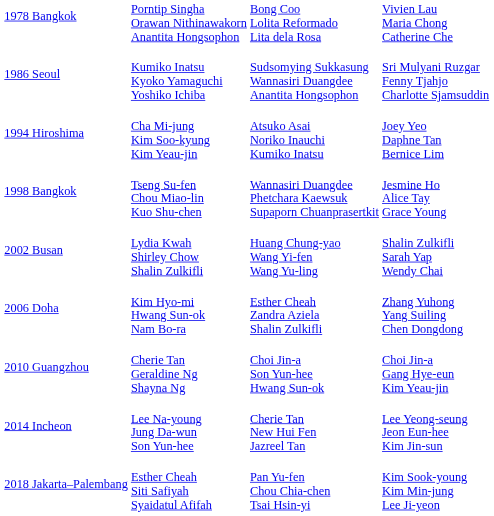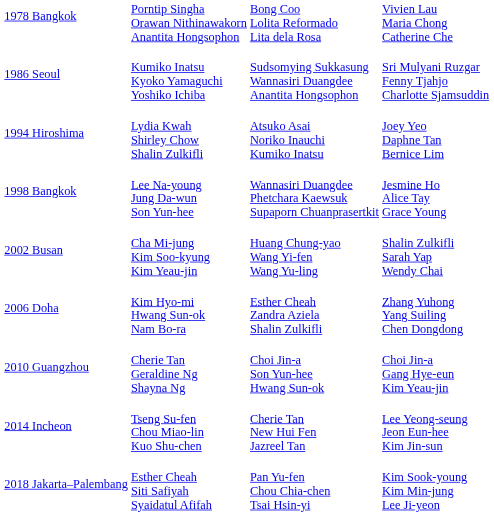(170, 140) Cha Mi-jung Kim Soo-kyung Kim Yeau-jin -> (167, 140) Lydia Kwah Shirley Chow Shalin Zulkifli
(167, 198) Tseng Su-fen Chou Miao-lin Kuo Shu-chen -> (166, 198) Lee Na-young Jung Da-wun Son Yun-hee
(167, 257) Lydia Kwah Shirley Chow Shalin Zulkifli -> (170, 257) Cha Mi-jung Kim Soo-kyung Kim Yeau-jin
(166, 432) Lee Na-young Jung Da-wun Son Yun-hee -> (167, 432) Tseng Su-fen Chou Miao-lin Kuo Shu-chen
